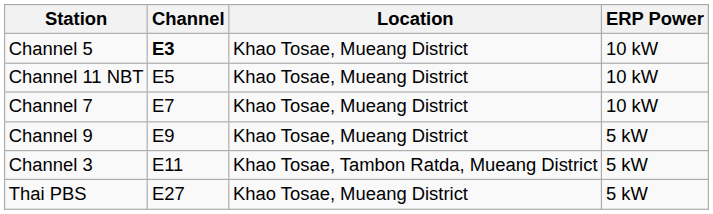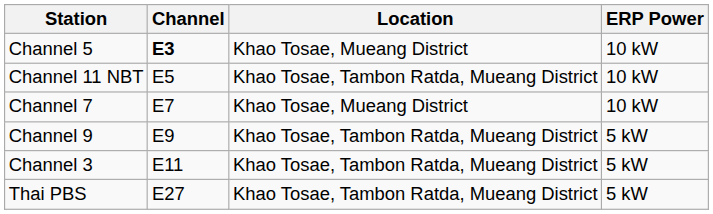(351, 77) Khao Tosae, Mueang District -> (415, 77) Khao Tosae, Tambon Ratda, Mueang District
(351, 135) Khao Tosae, Mueang District -> (415, 135) Khao Tosae, Tambon Ratda, Mueang District
(351, 194) Khao Tosae, Mueang District -> (415, 194) Khao Tosae, Tambon Ratda, Mueang District
